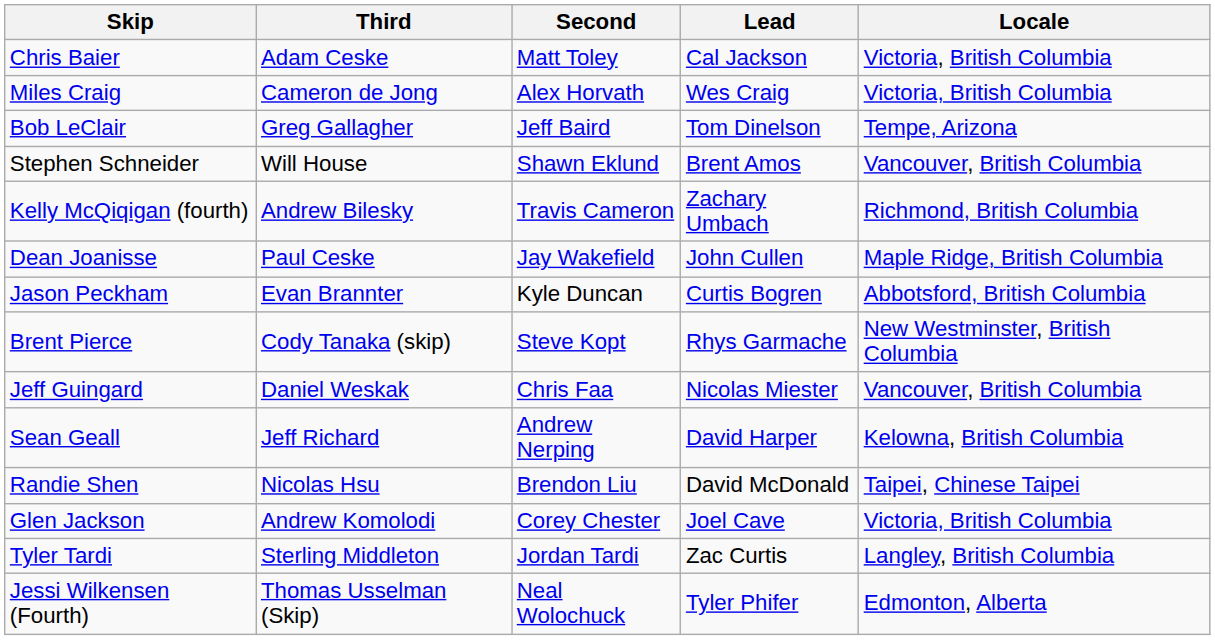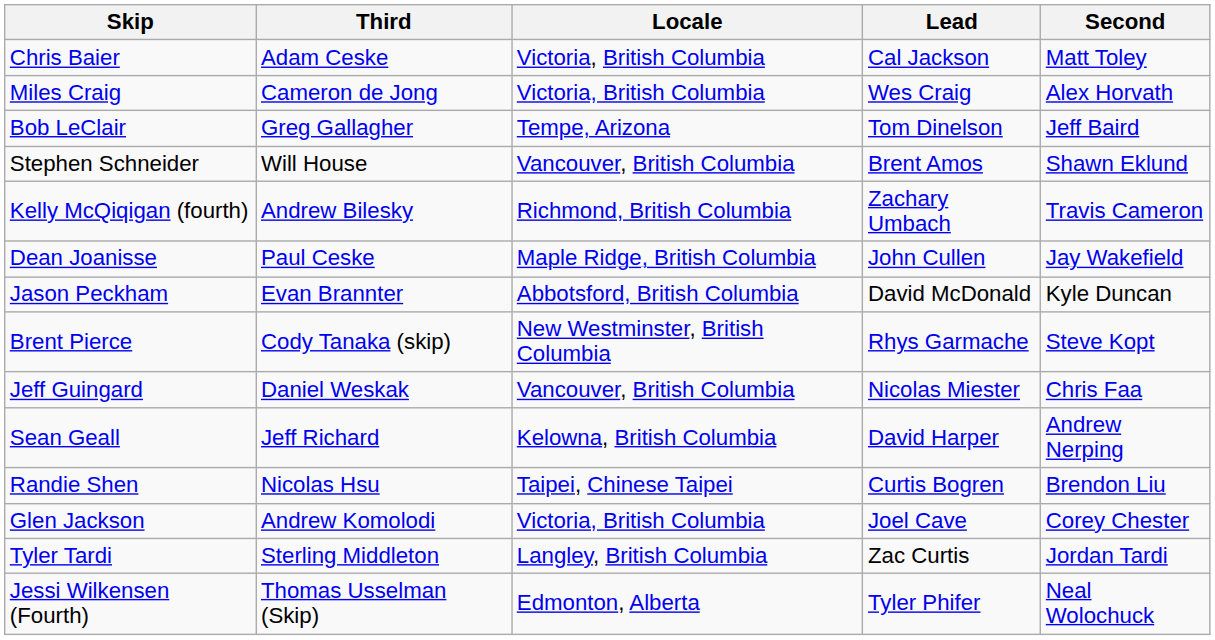columns swapped: (596, 22) <-> (1034, 22)
(754, 294) Curtis Bogren -> (950, 294) David McDonald
(767, 485) David McDonald -> (936, 485) Curtis Bogren
